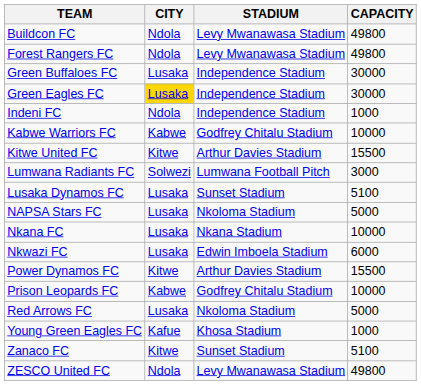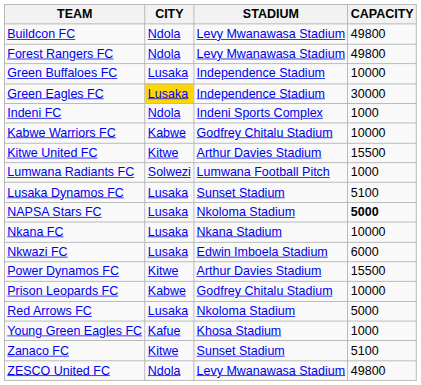(368, 73) 30000 -> (368, 73) 10000
(261, 113) Independence Stadium -> (260, 113) Indeni Sports Complex
(365, 172) 3000 -> (365, 172) 1000
(365, 212) normal -> (365, 212) bold
